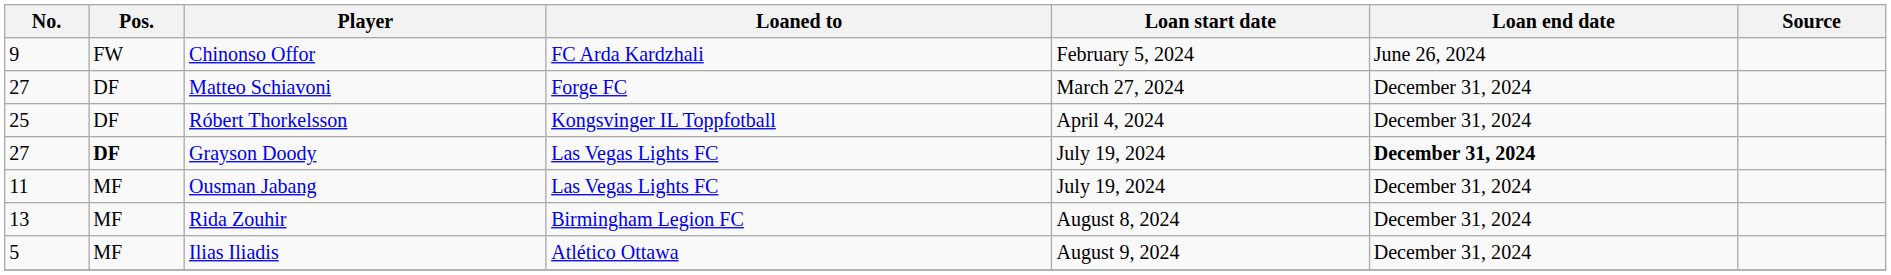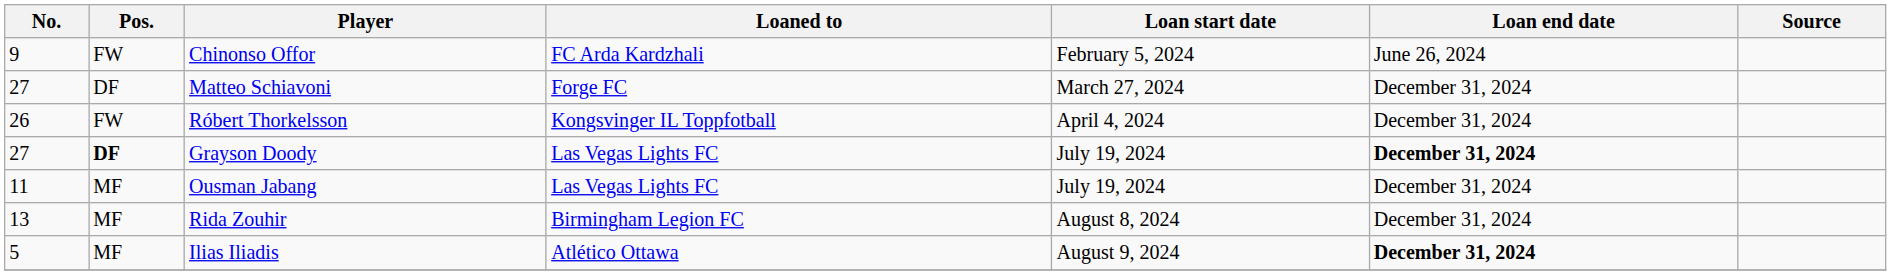(19, 120) 25 -> (19, 120) 26
(106, 120) DF -> (108, 120) FW
(1452, 252) normal -> (1454, 252) bold
